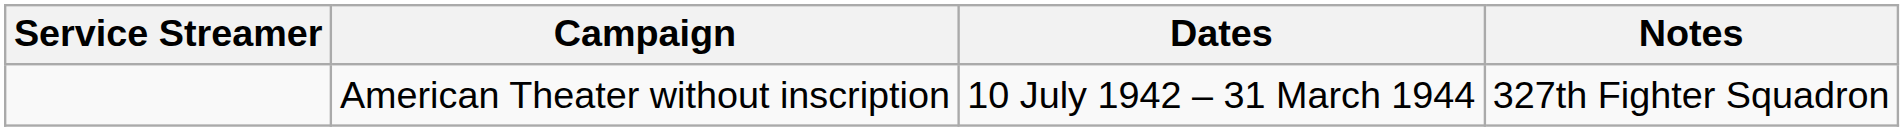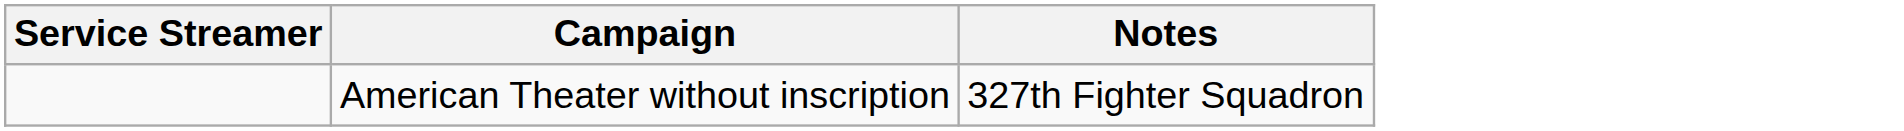- column: (1221, 34)
